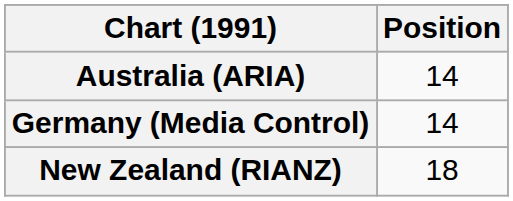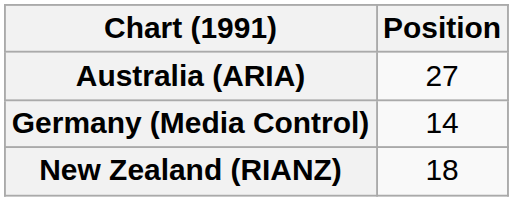(442, 75) 14 -> (442, 75) 27
